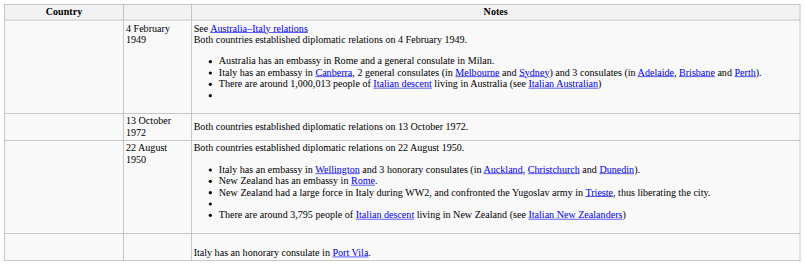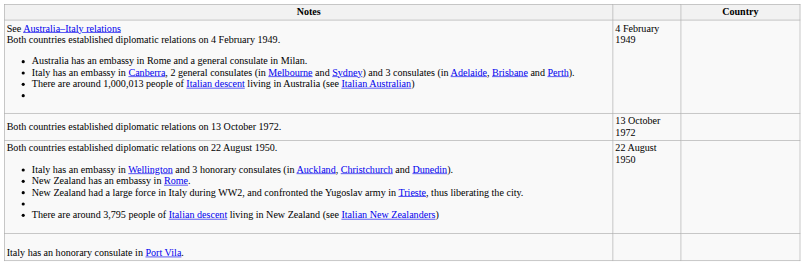columns swapped: (64, 12) <-> (496, 12)
